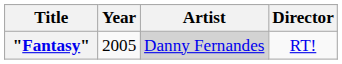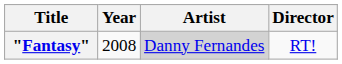(119, 45) 2005 -> (119, 45) 2008
